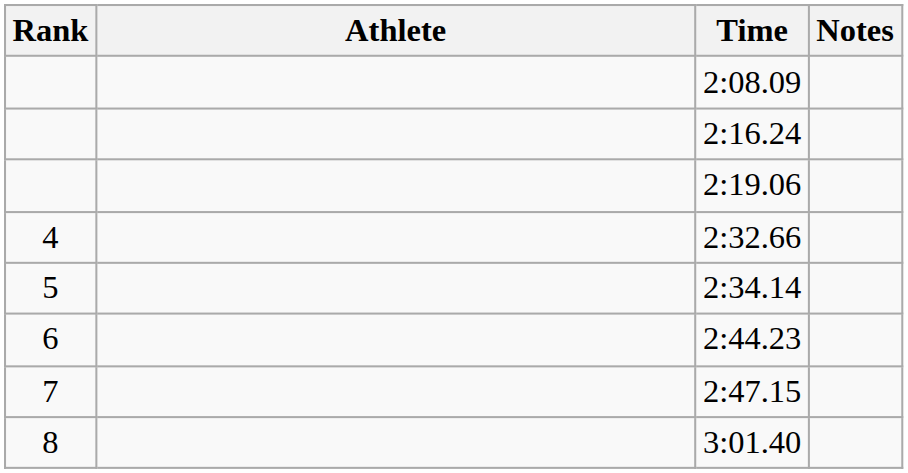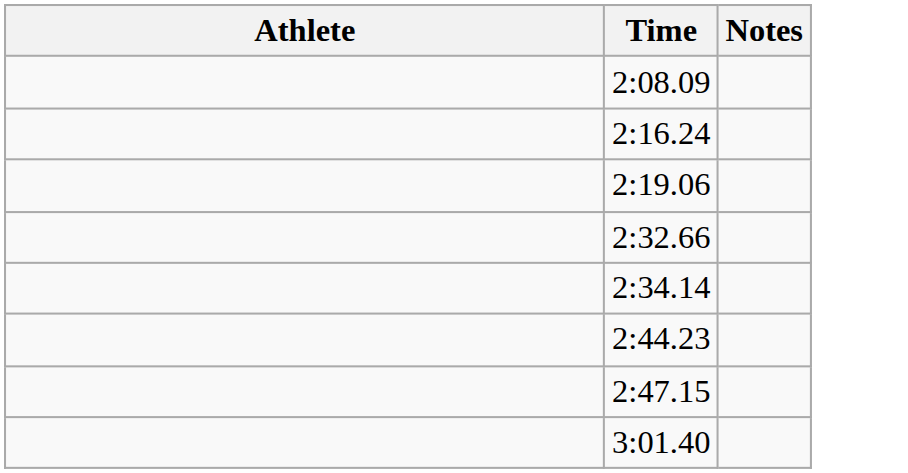- column: (50, 30)
